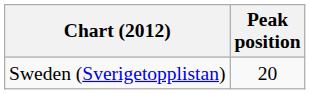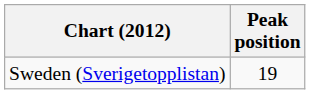(268, 72) 20 -> (268, 72) 19
